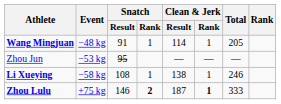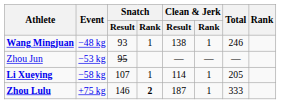(122, 43) 91 -> (122, 43) 93
(179, 43) 114 -> (179, 43) 138
(236, 43) 205 -> (236, 43) 246
(122, 75) 108 -> (122, 75) 107
(179, 75) 138 -> (179, 75) 114
(236, 75) 246 -> (236, 75) 205
(209, 91) bold -> (209, 91) normal
